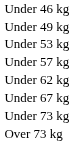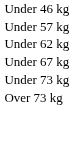- row: (37, 26)
- row: (37, 44)
